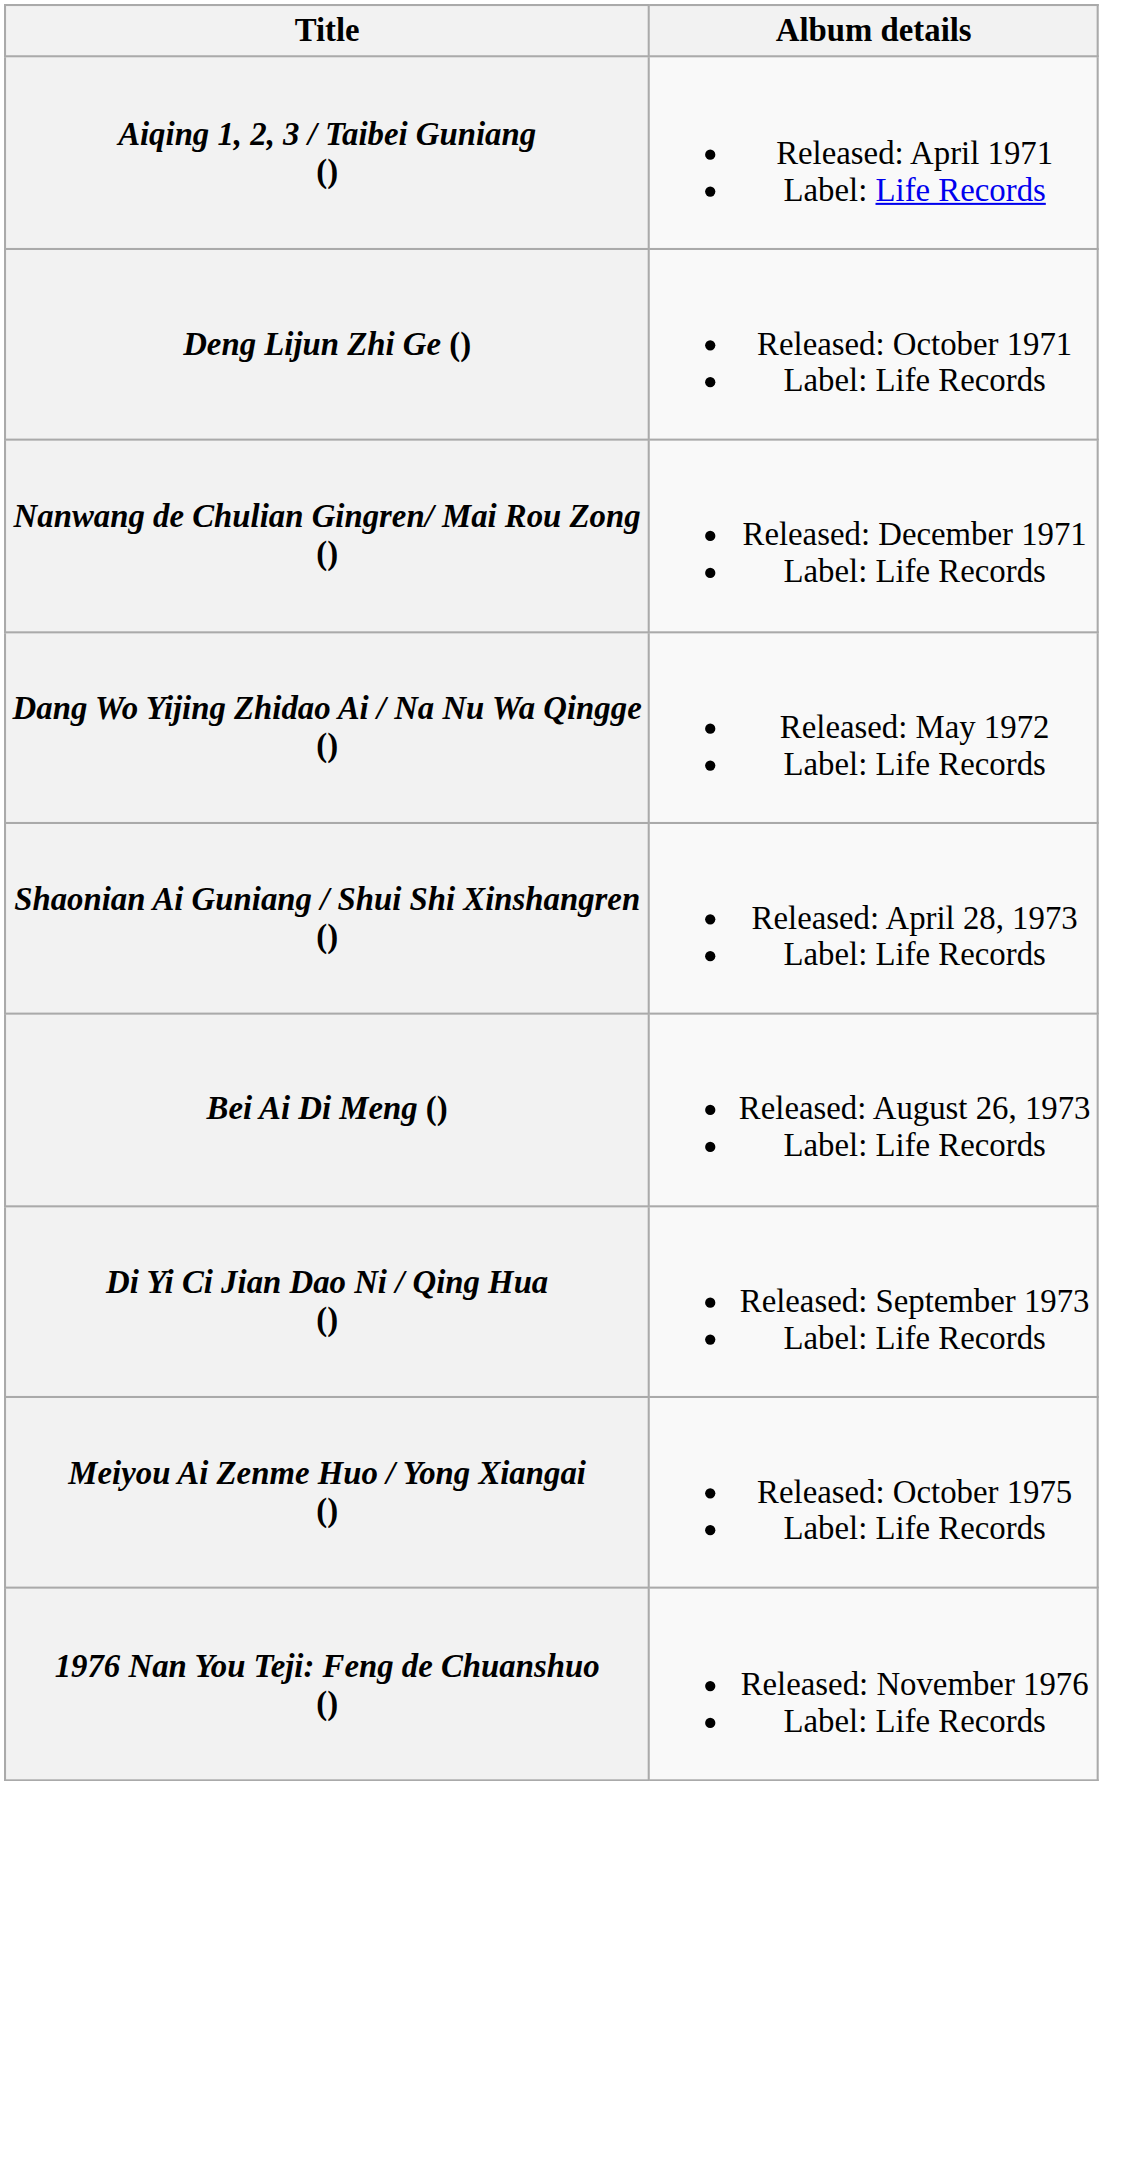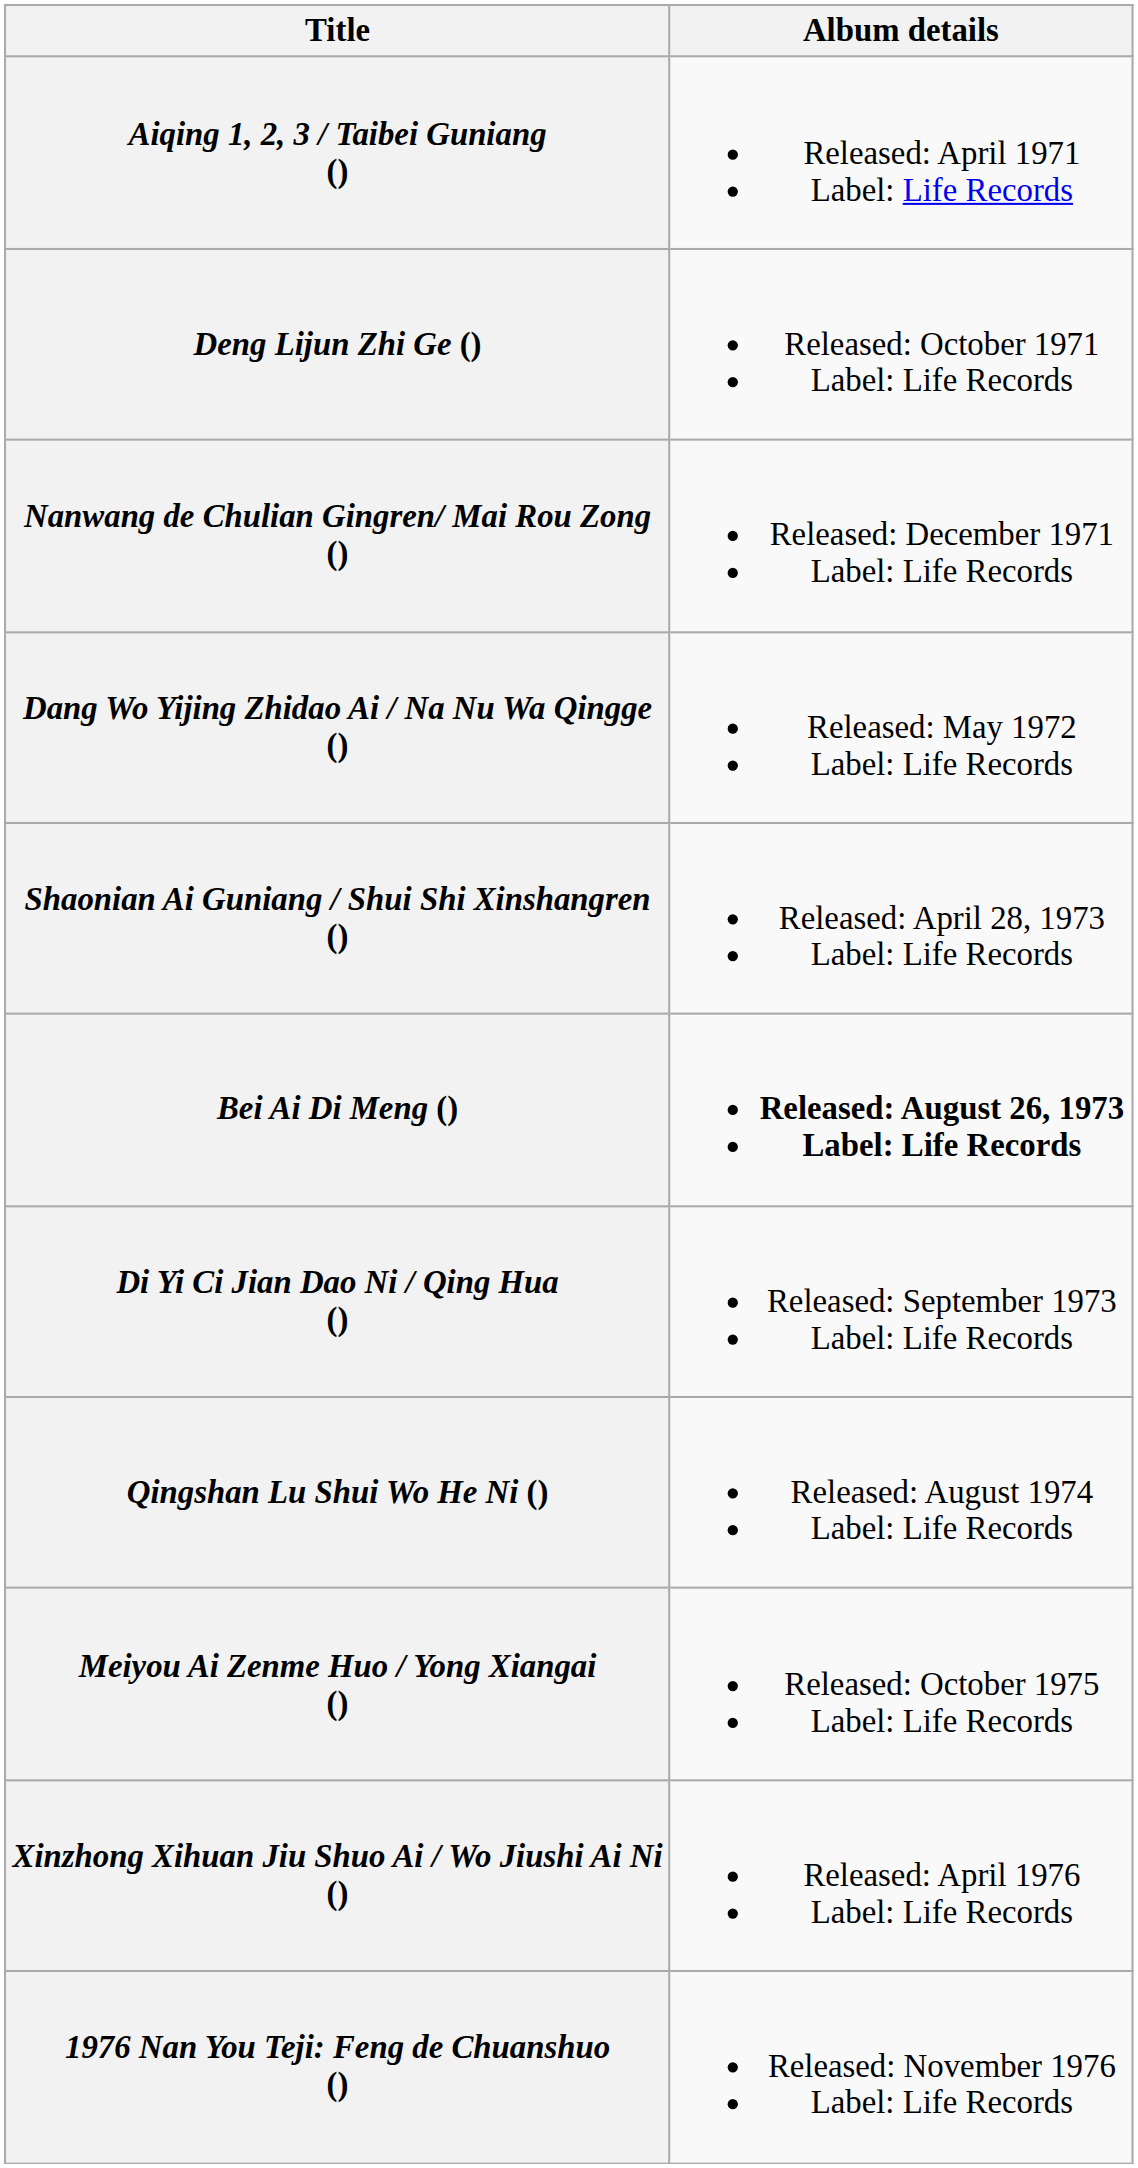(874, 1128) normal -> (901, 1128) bold
+ row: (338, 1492)
+ row: (338, 1874)
